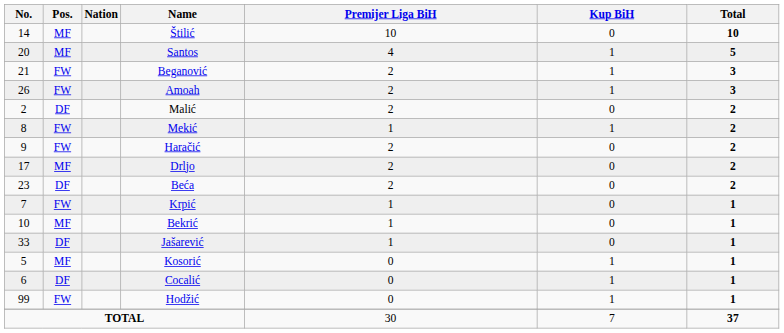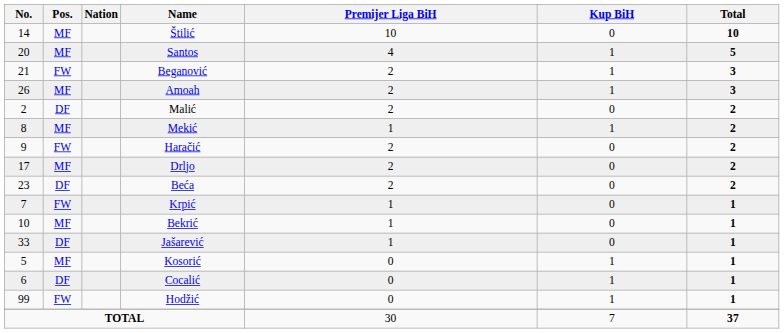(62, 90) FW -> (62, 90) MF
(62, 128) FW -> (62, 128) MF
